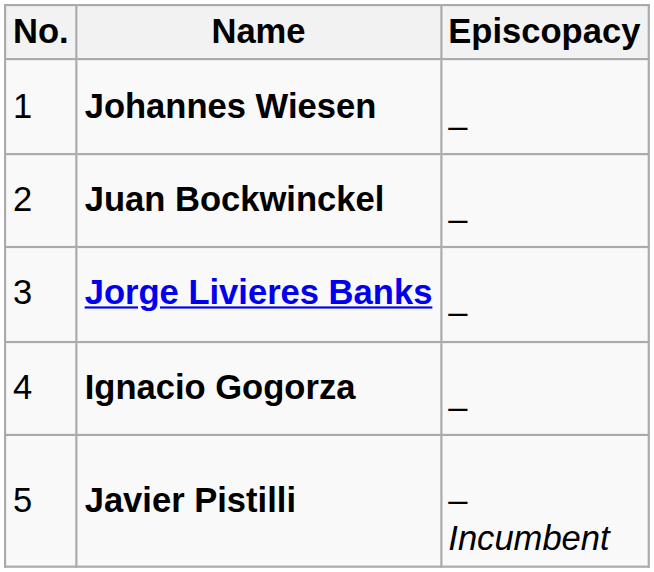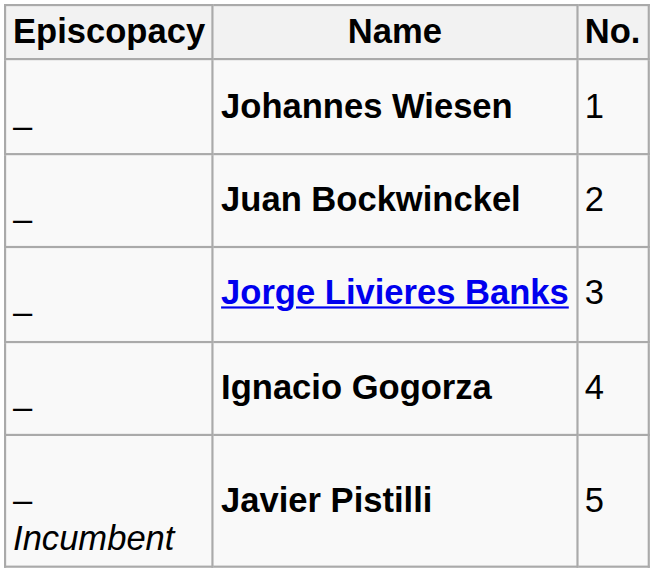columns swapped: (41, 31) <-> (544, 31)
